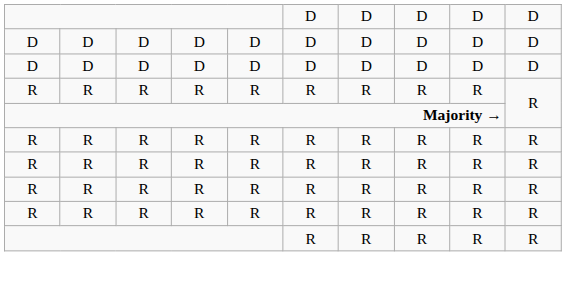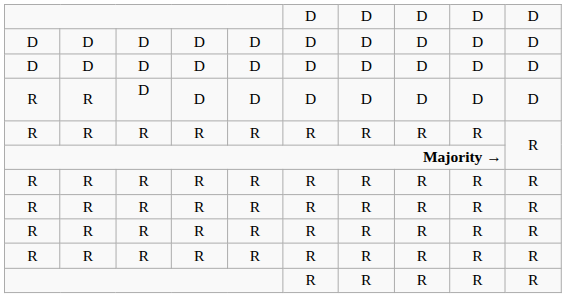+ row: (32, 99)
